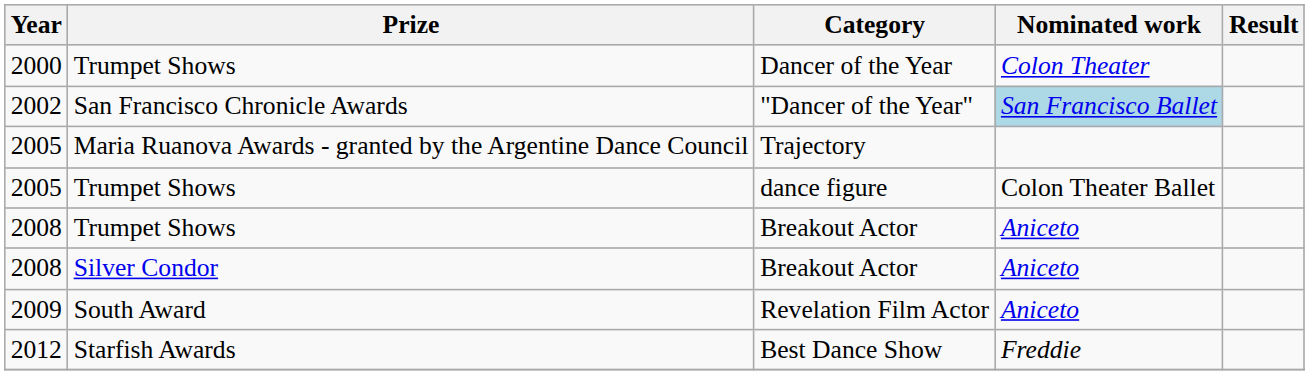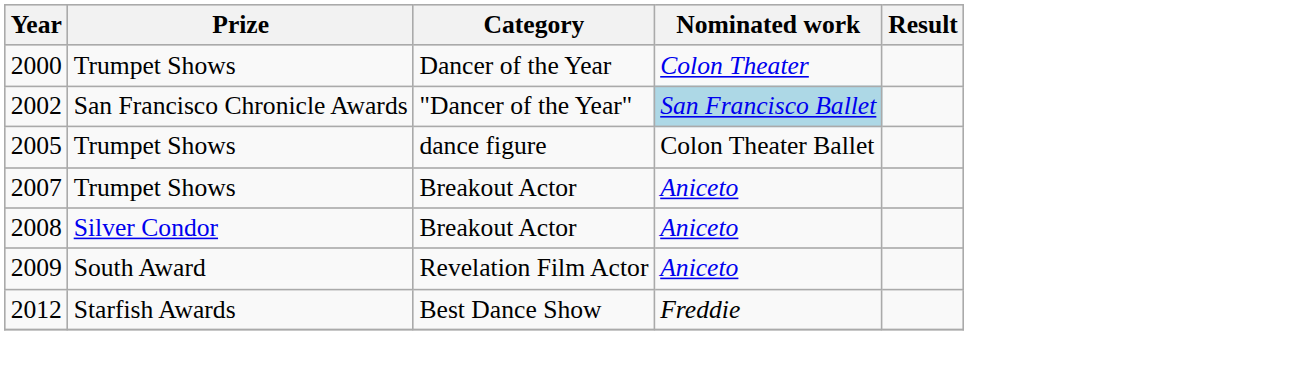- row: (411, 146)
(36, 227) 2008 -> (36, 187) 2007
